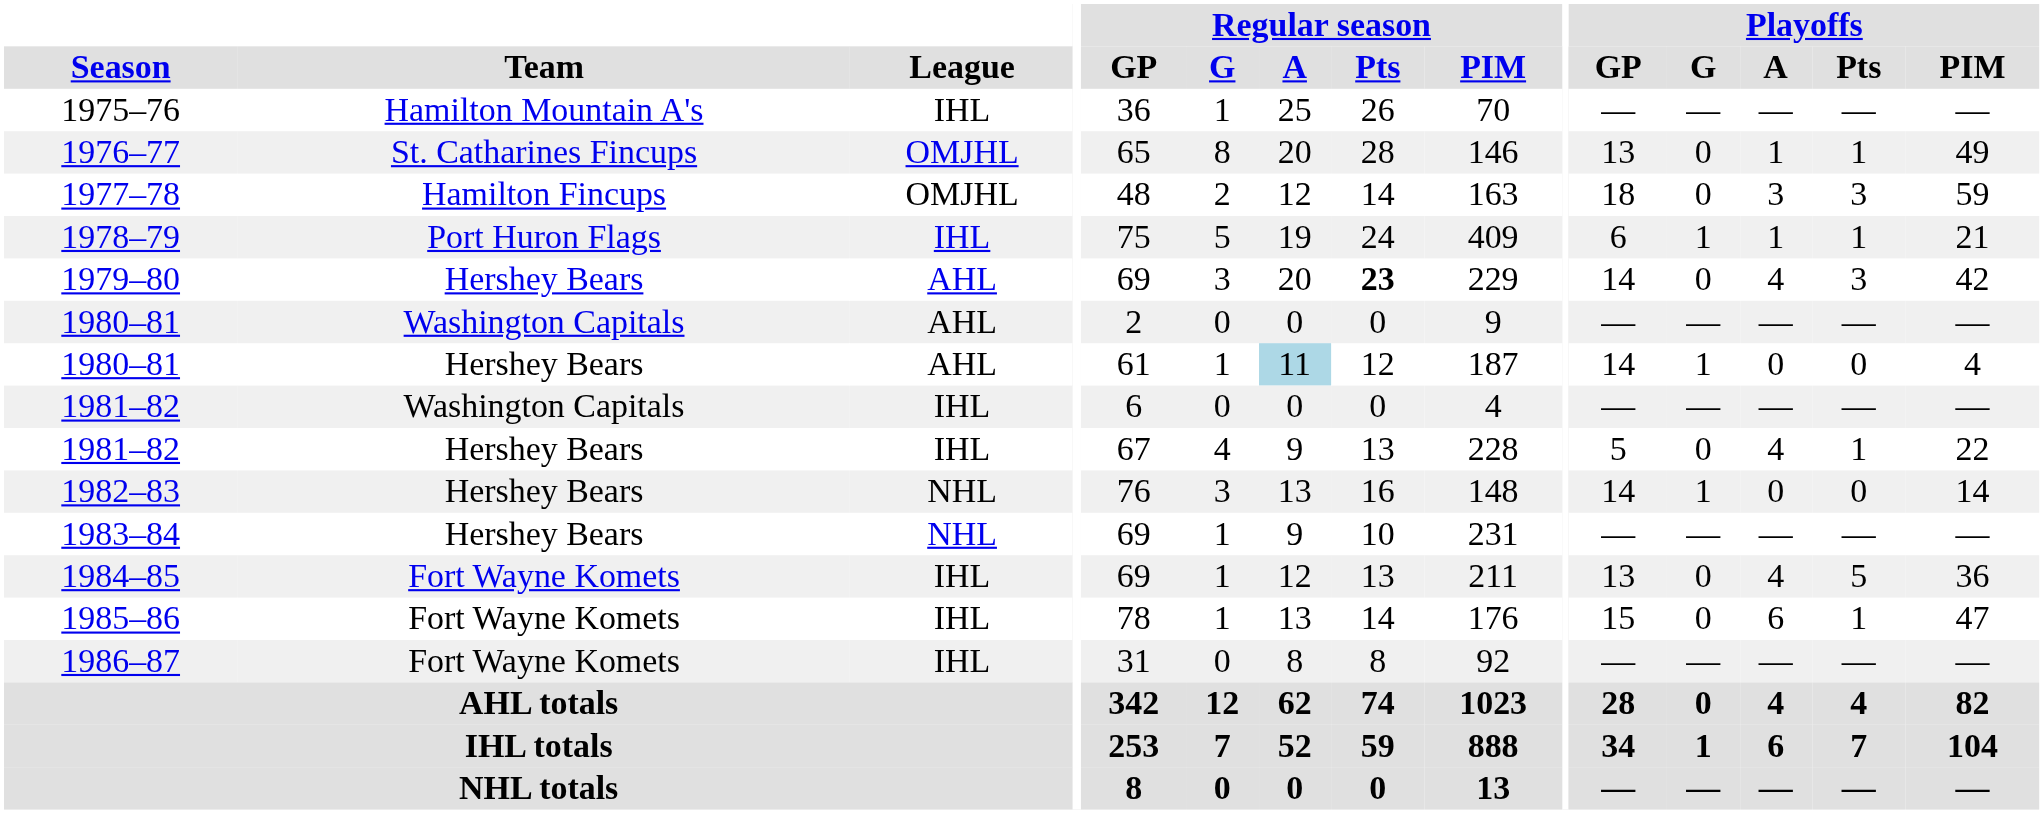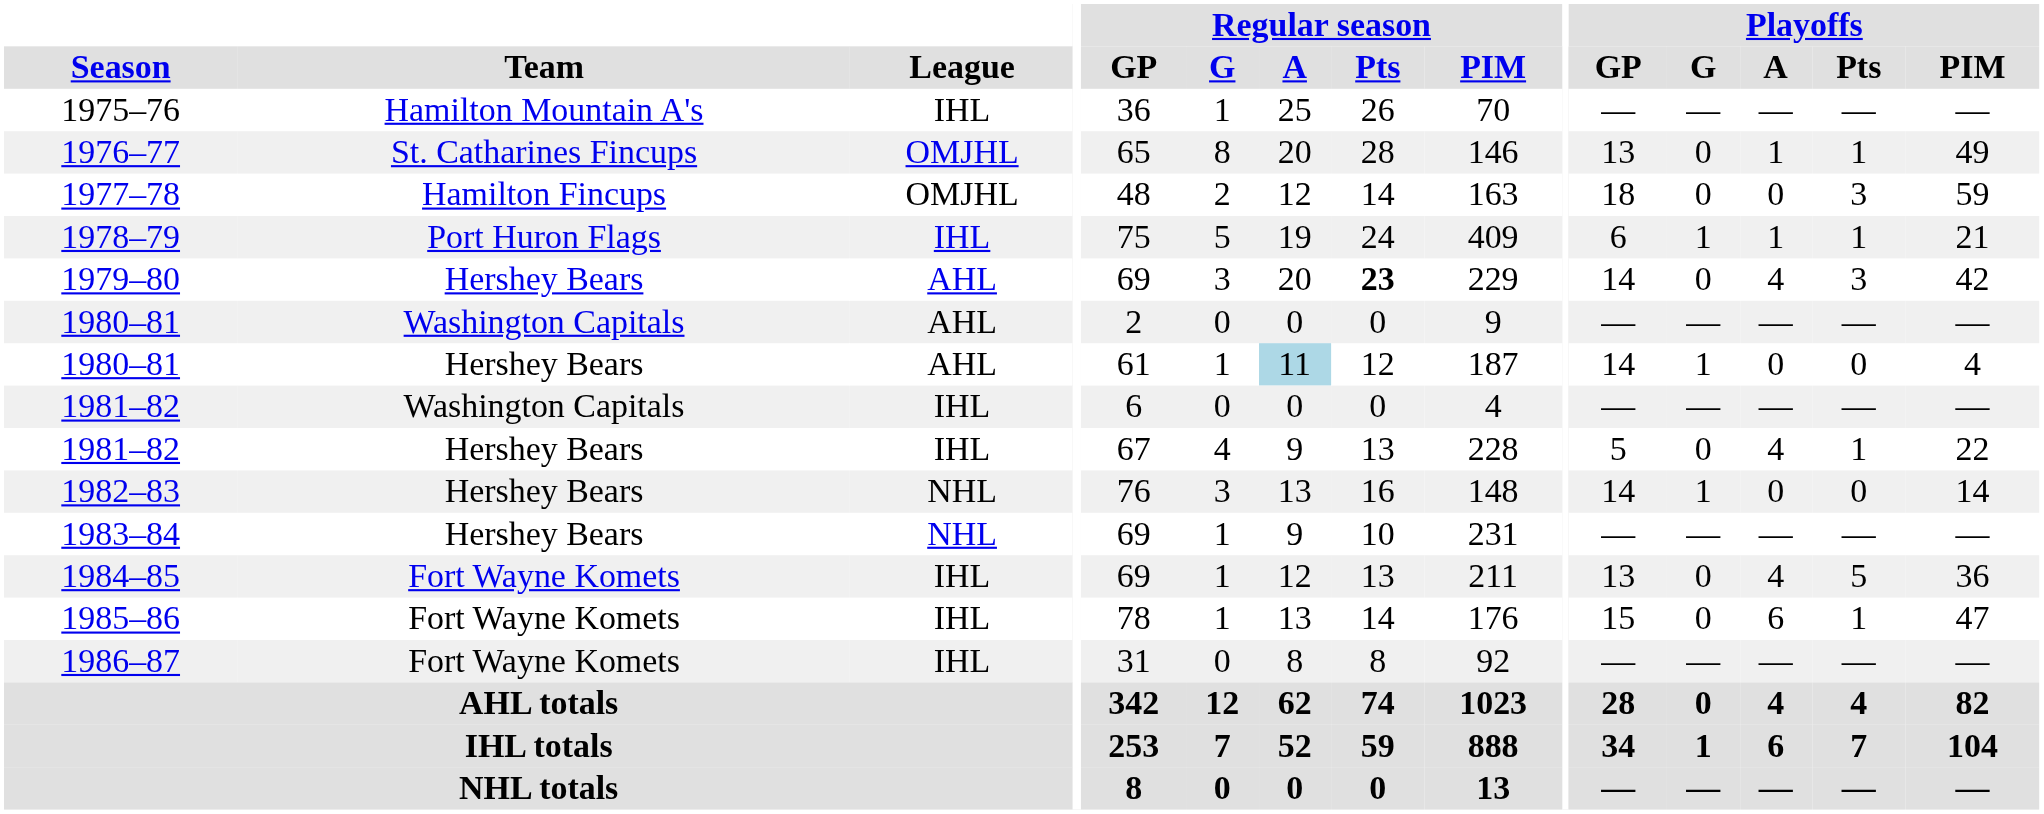(1776, 194) 3 -> (1776, 194) 0
